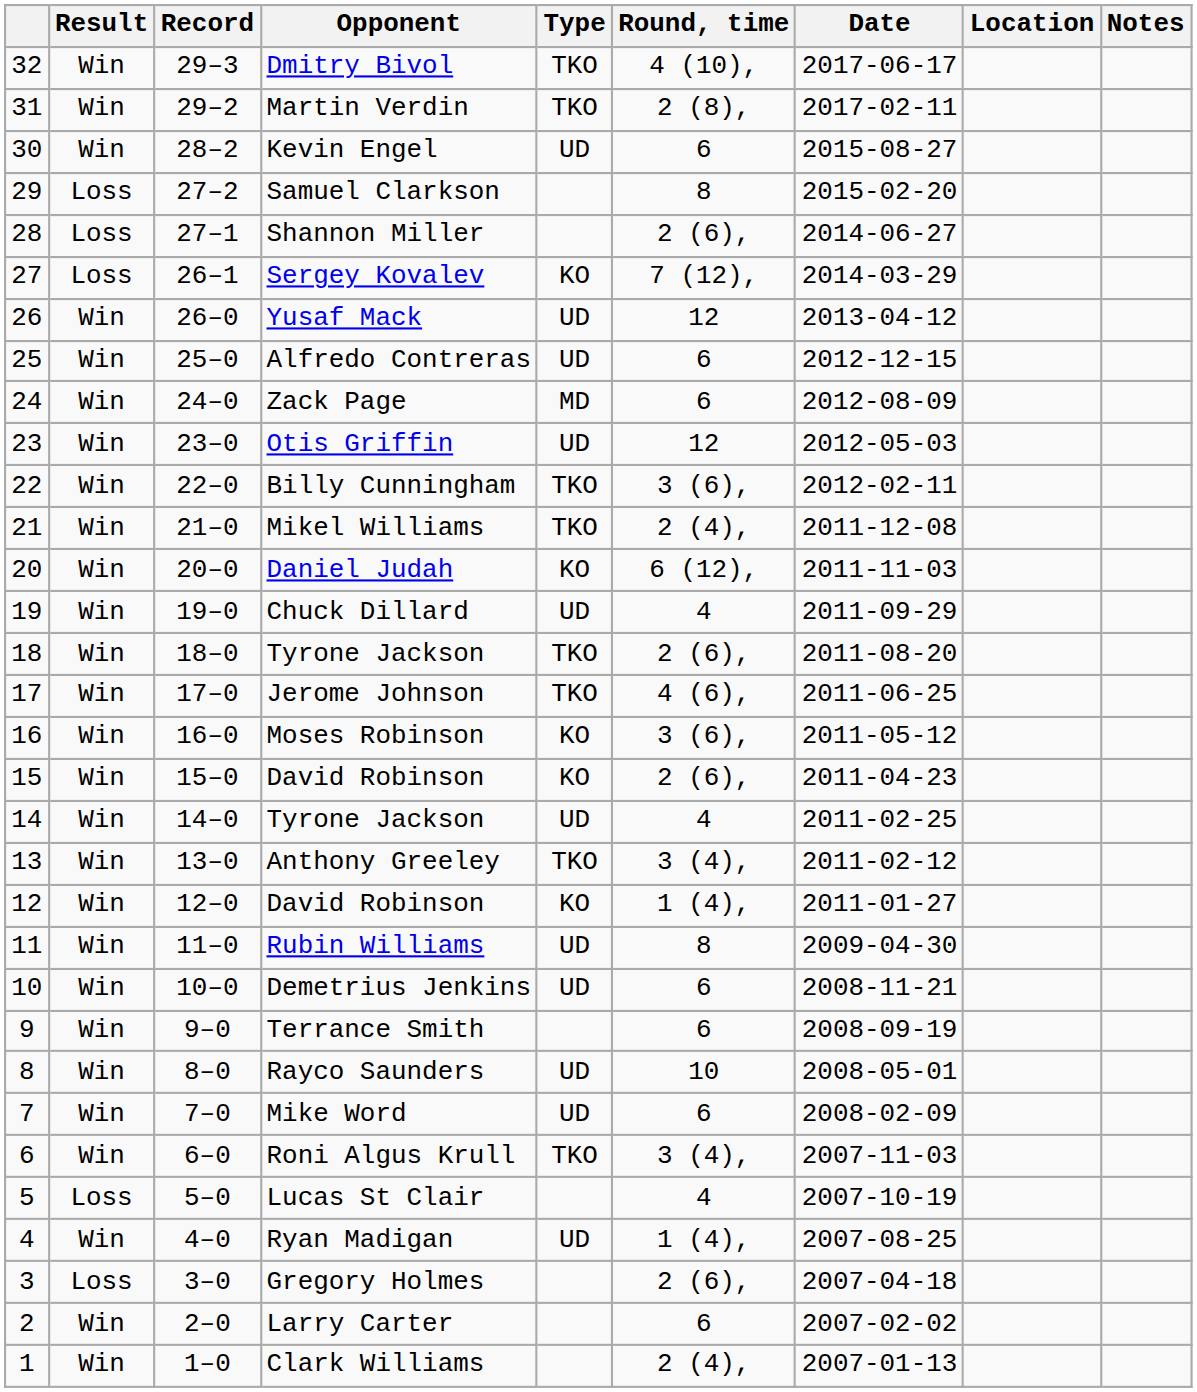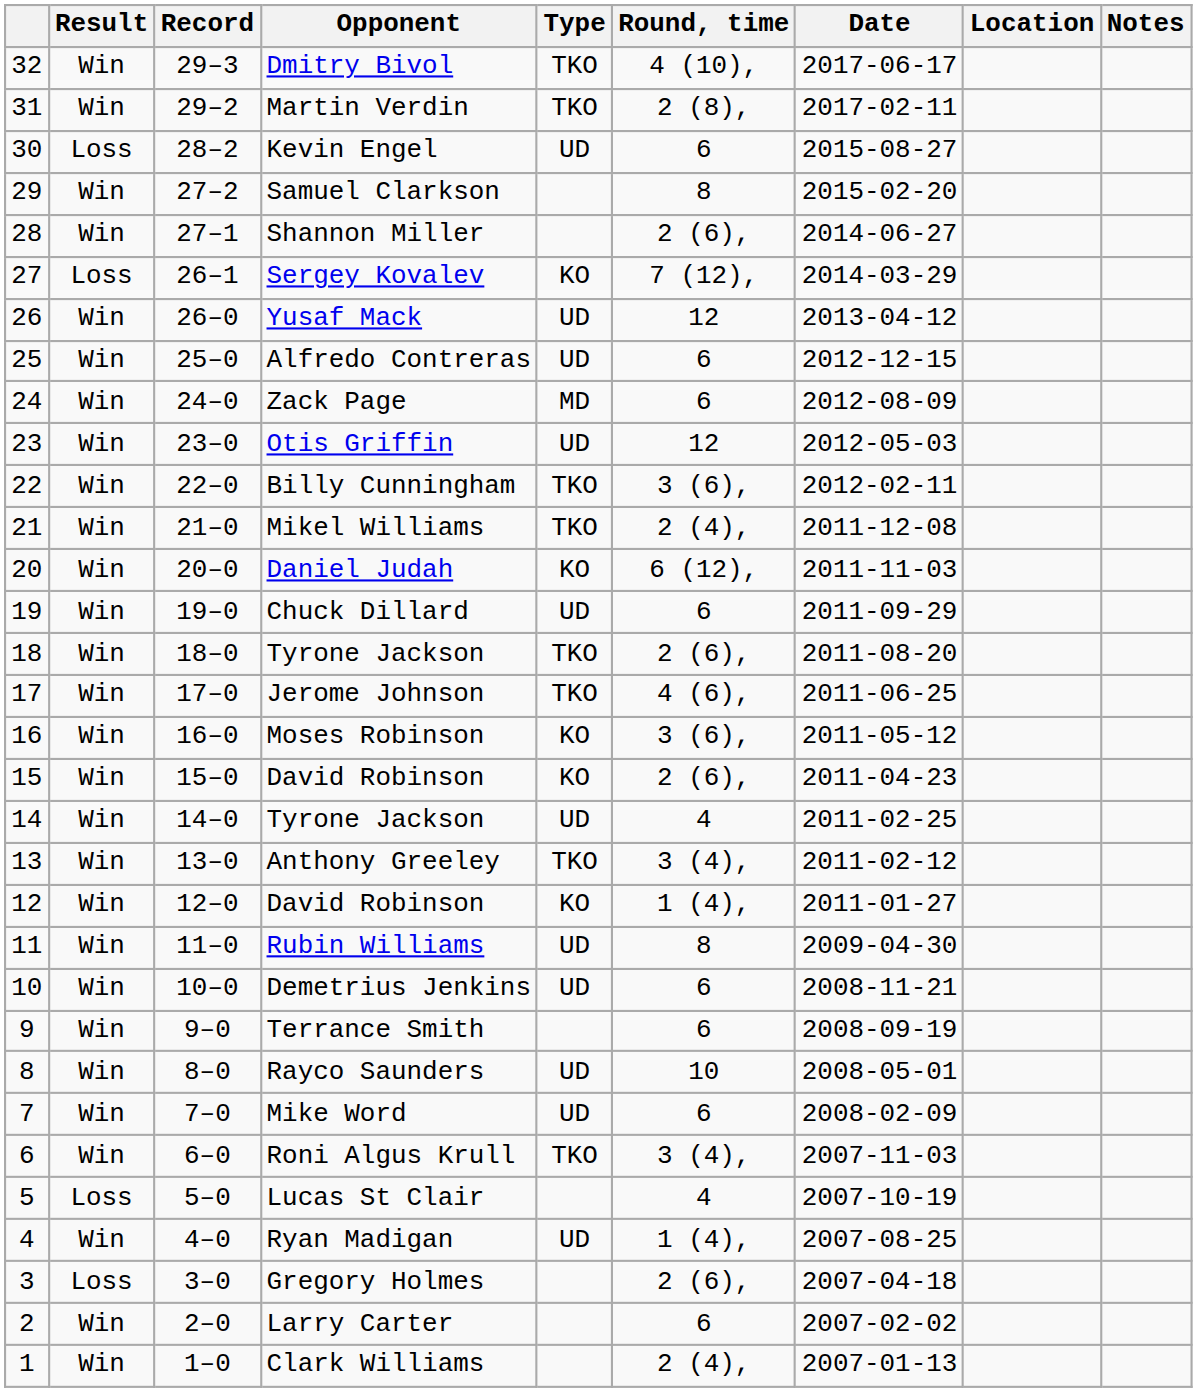(102, 152) Win -> (102, 152) Loss
(102, 194) Loss -> (102, 194) Win
(102, 236) Loss -> (102, 236) Win
(704, 612) 4 -> (704, 612) 6
